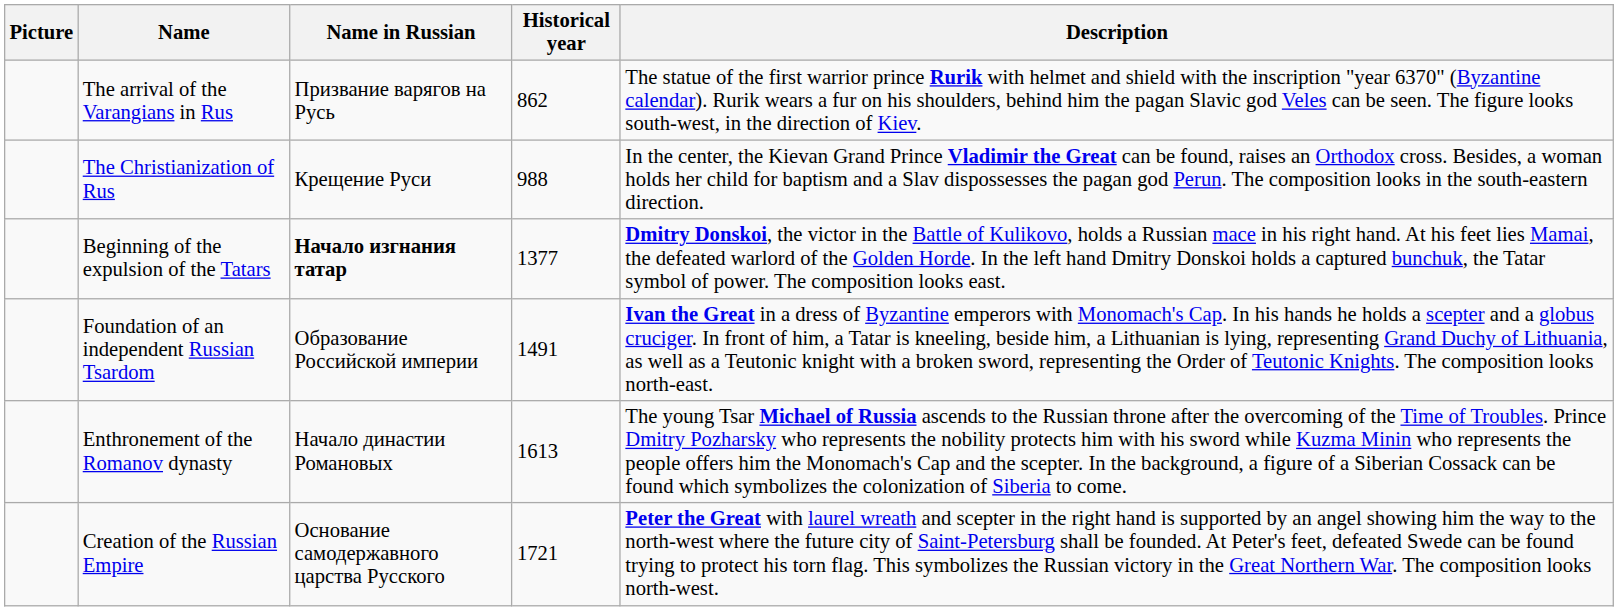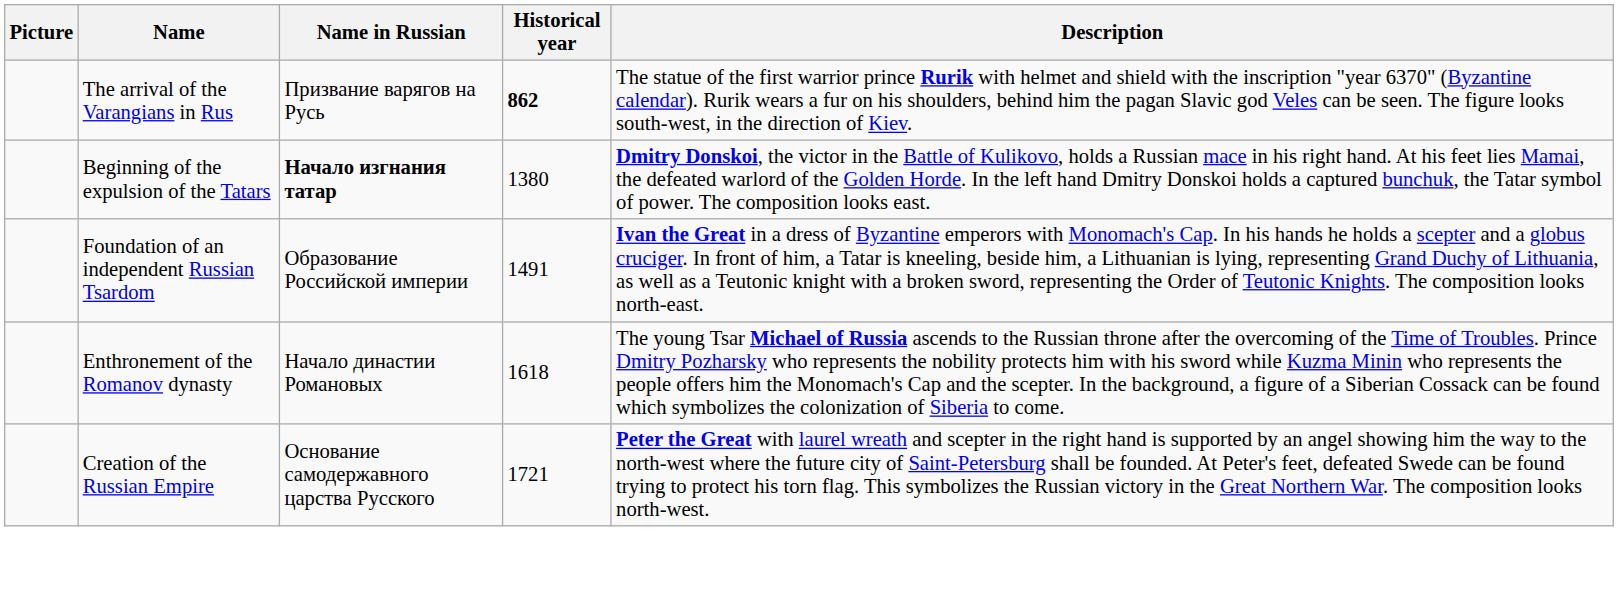(532, 100) normal -> (523, 100) bold
- row: (178, 179)
(538, 258) 1377 -> (528, 179) 1380
(538, 451) 1613 -> (528, 372) 1618
